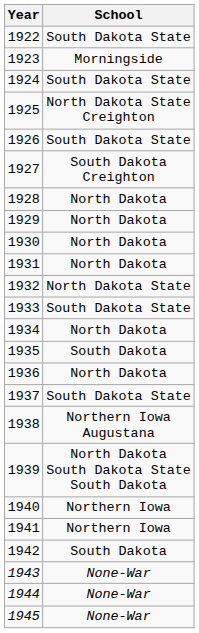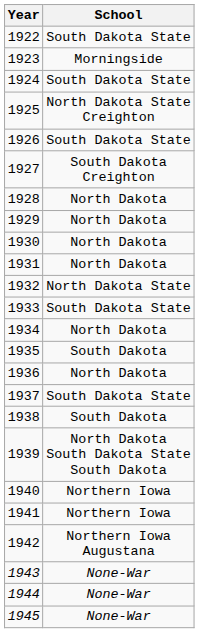(119, 425) Northern Iowa Augustana -> (119, 417) South Dakota
(119, 551) South Dakota -> (119, 543) Northern Iowa Augustana
